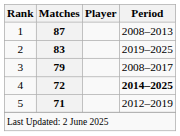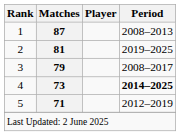(59, 49) 83 -> (59, 49) 81
(59, 85) 72 -> (59, 85) 73
